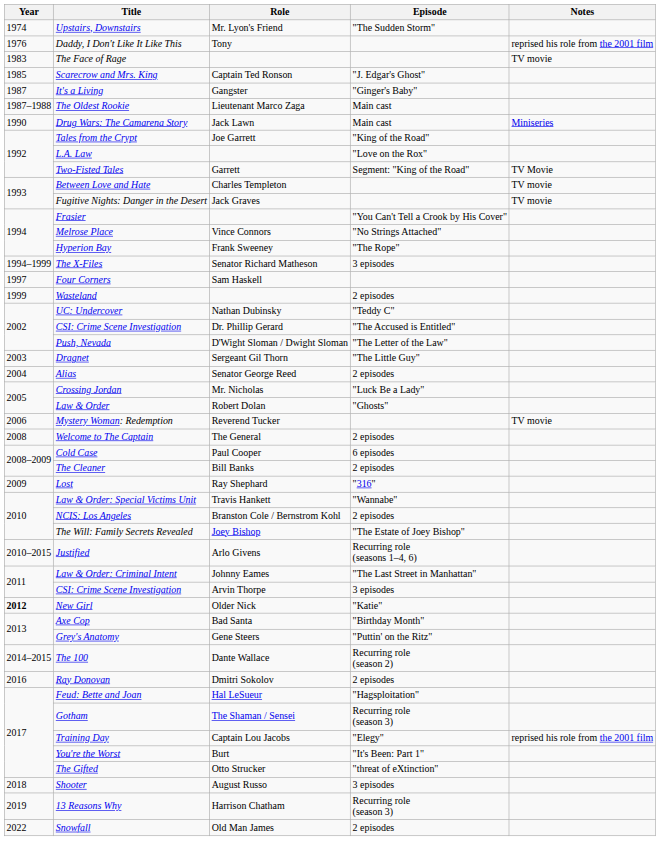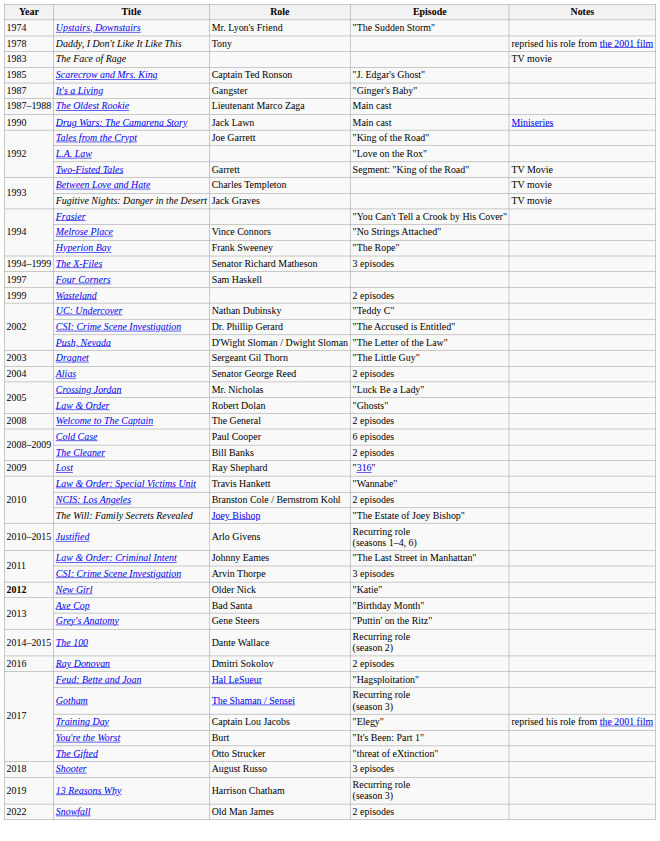(17, 43) 1976 -> (17, 43) 1978
- row: (114, 421)
